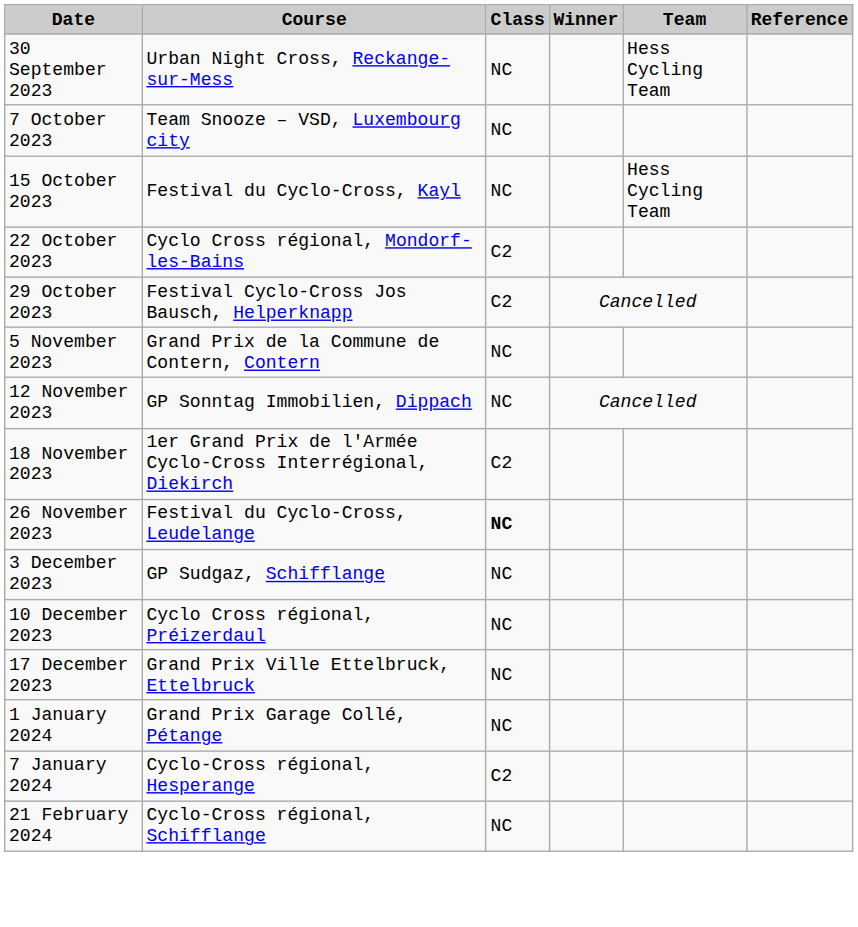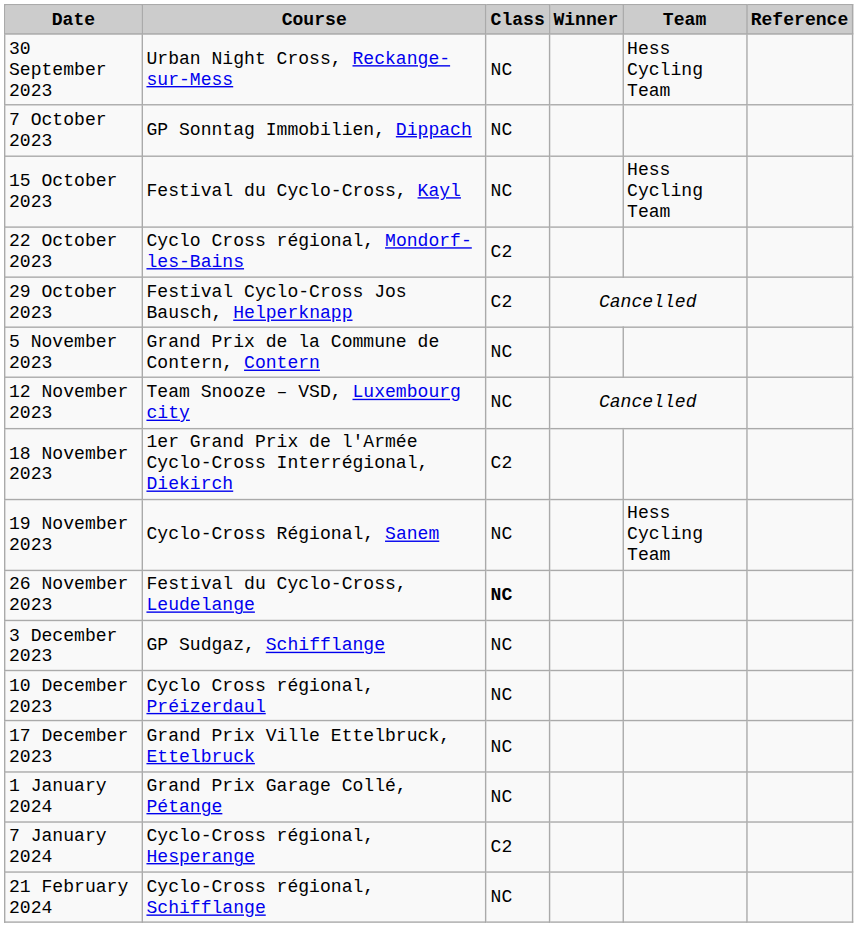(304, 130) Team Snooze – VSD, Luxembourg city -> (309, 130) GP Sonntag Immobilien, Dippach
(309, 403) GP Sonntag Immobilien, Dippach -> (304, 403) Team Snooze – VSD, Luxembourg city
+ row: (69, 535)
